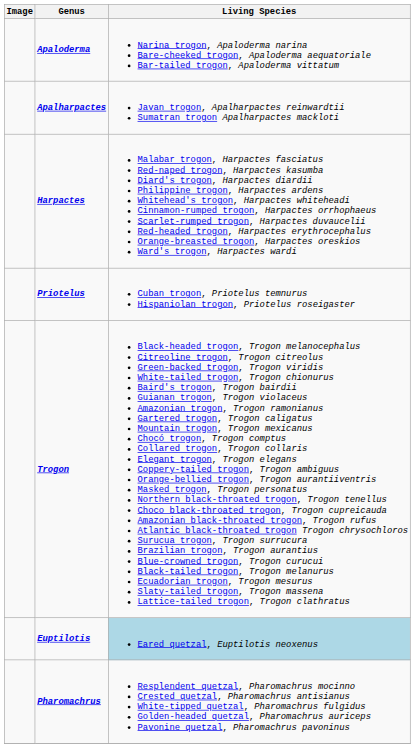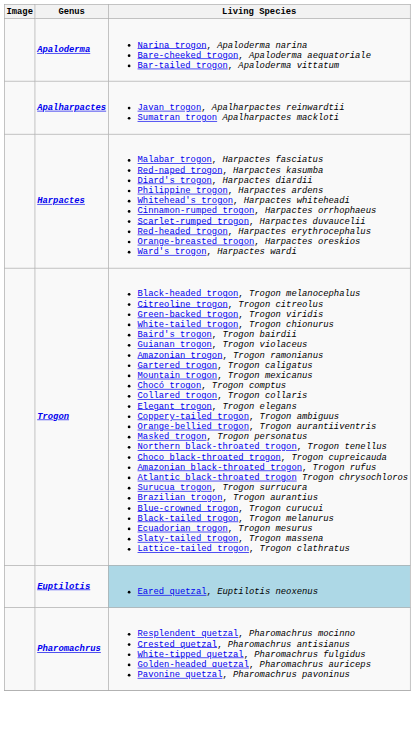- row: (61, 294)
